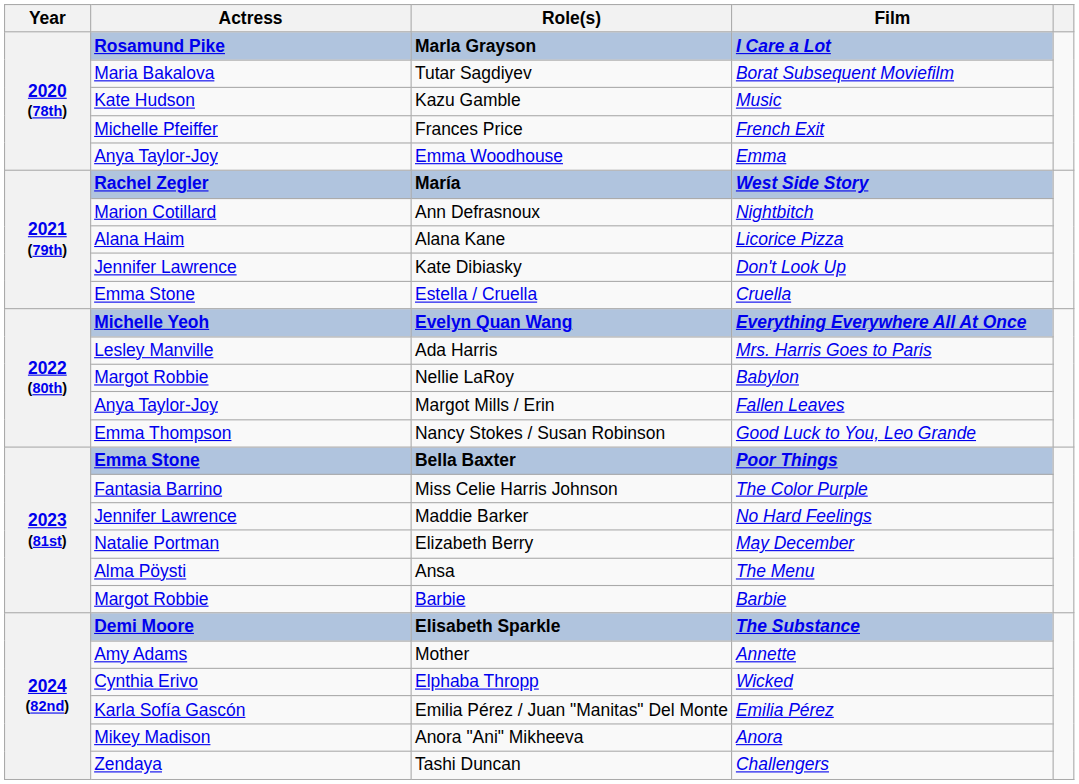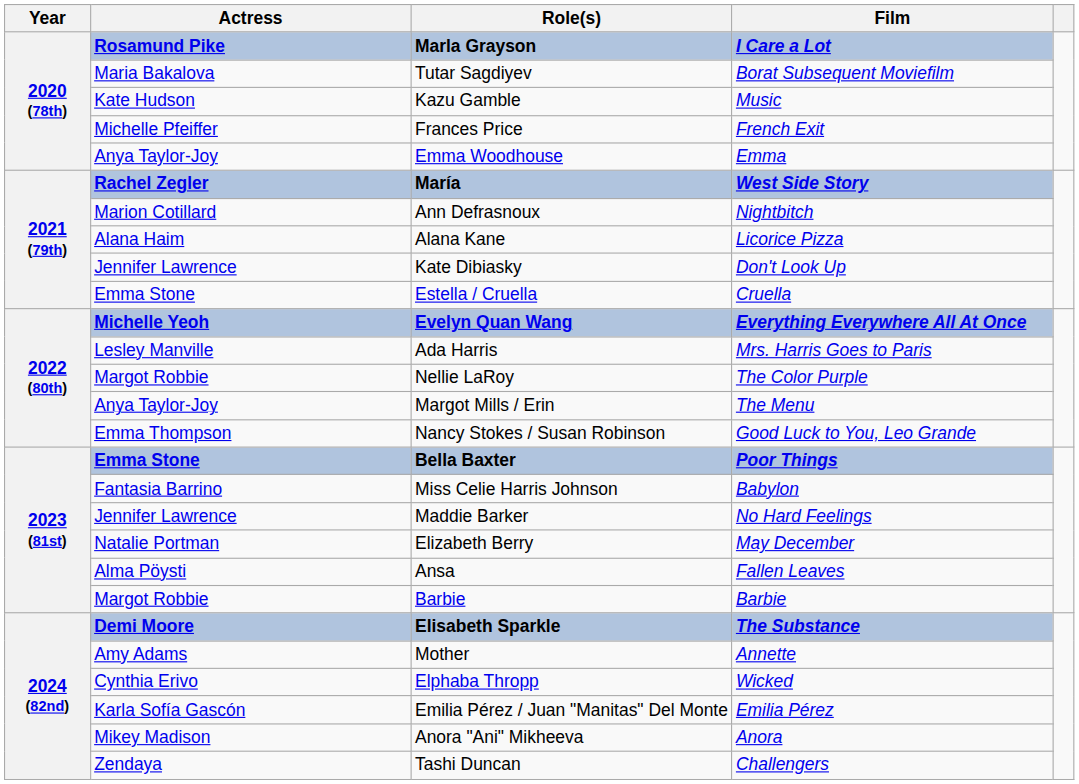(767, 377) Babylon -> (802, 377) The Color Purple
(790, 405) Fallen Leaves -> (775, 405) The Menu
(802, 488) The Color Purple -> (767, 488) Babylon
(775, 571) The Menu -> (790, 571) Fallen Leaves
